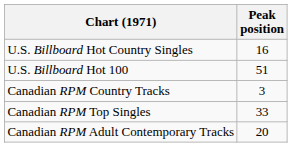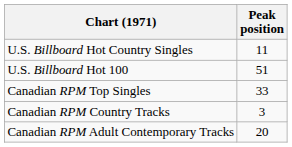(262, 49) 16 -> (262, 49) 11
rows swapped: (89, 91) <-> (79, 111)
